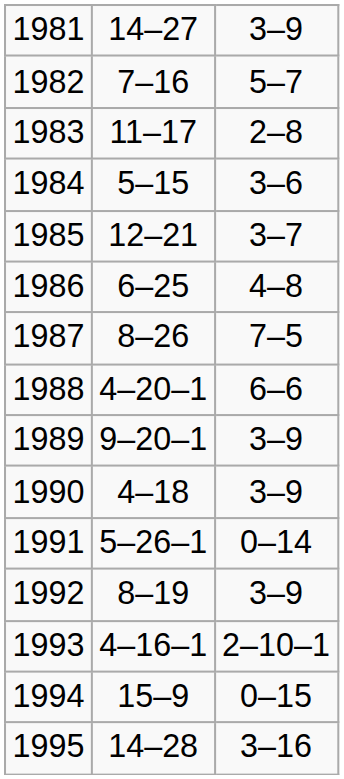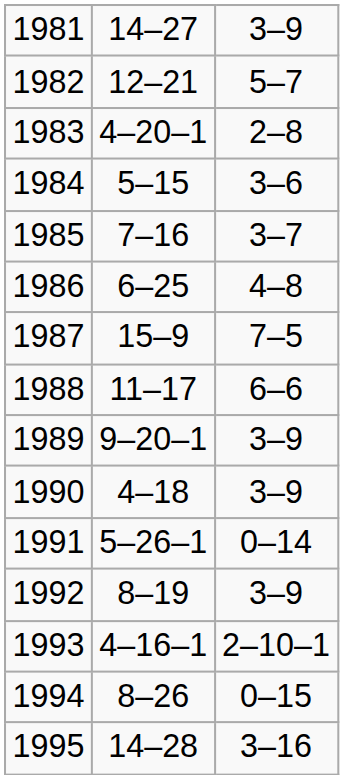(153, 81) 7–16 -> (153, 81) 12–21
(153, 132) 11–17 -> (153, 132) 4–20–1
(153, 235) 12–21 -> (153, 235) 7–16
(153, 337) 8–26 -> (153, 337) 15–9
(153, 388) 4–20–1 -> (153, 388) 11–17
(153, 696) 15–9 -> (153, 696) 8–26
